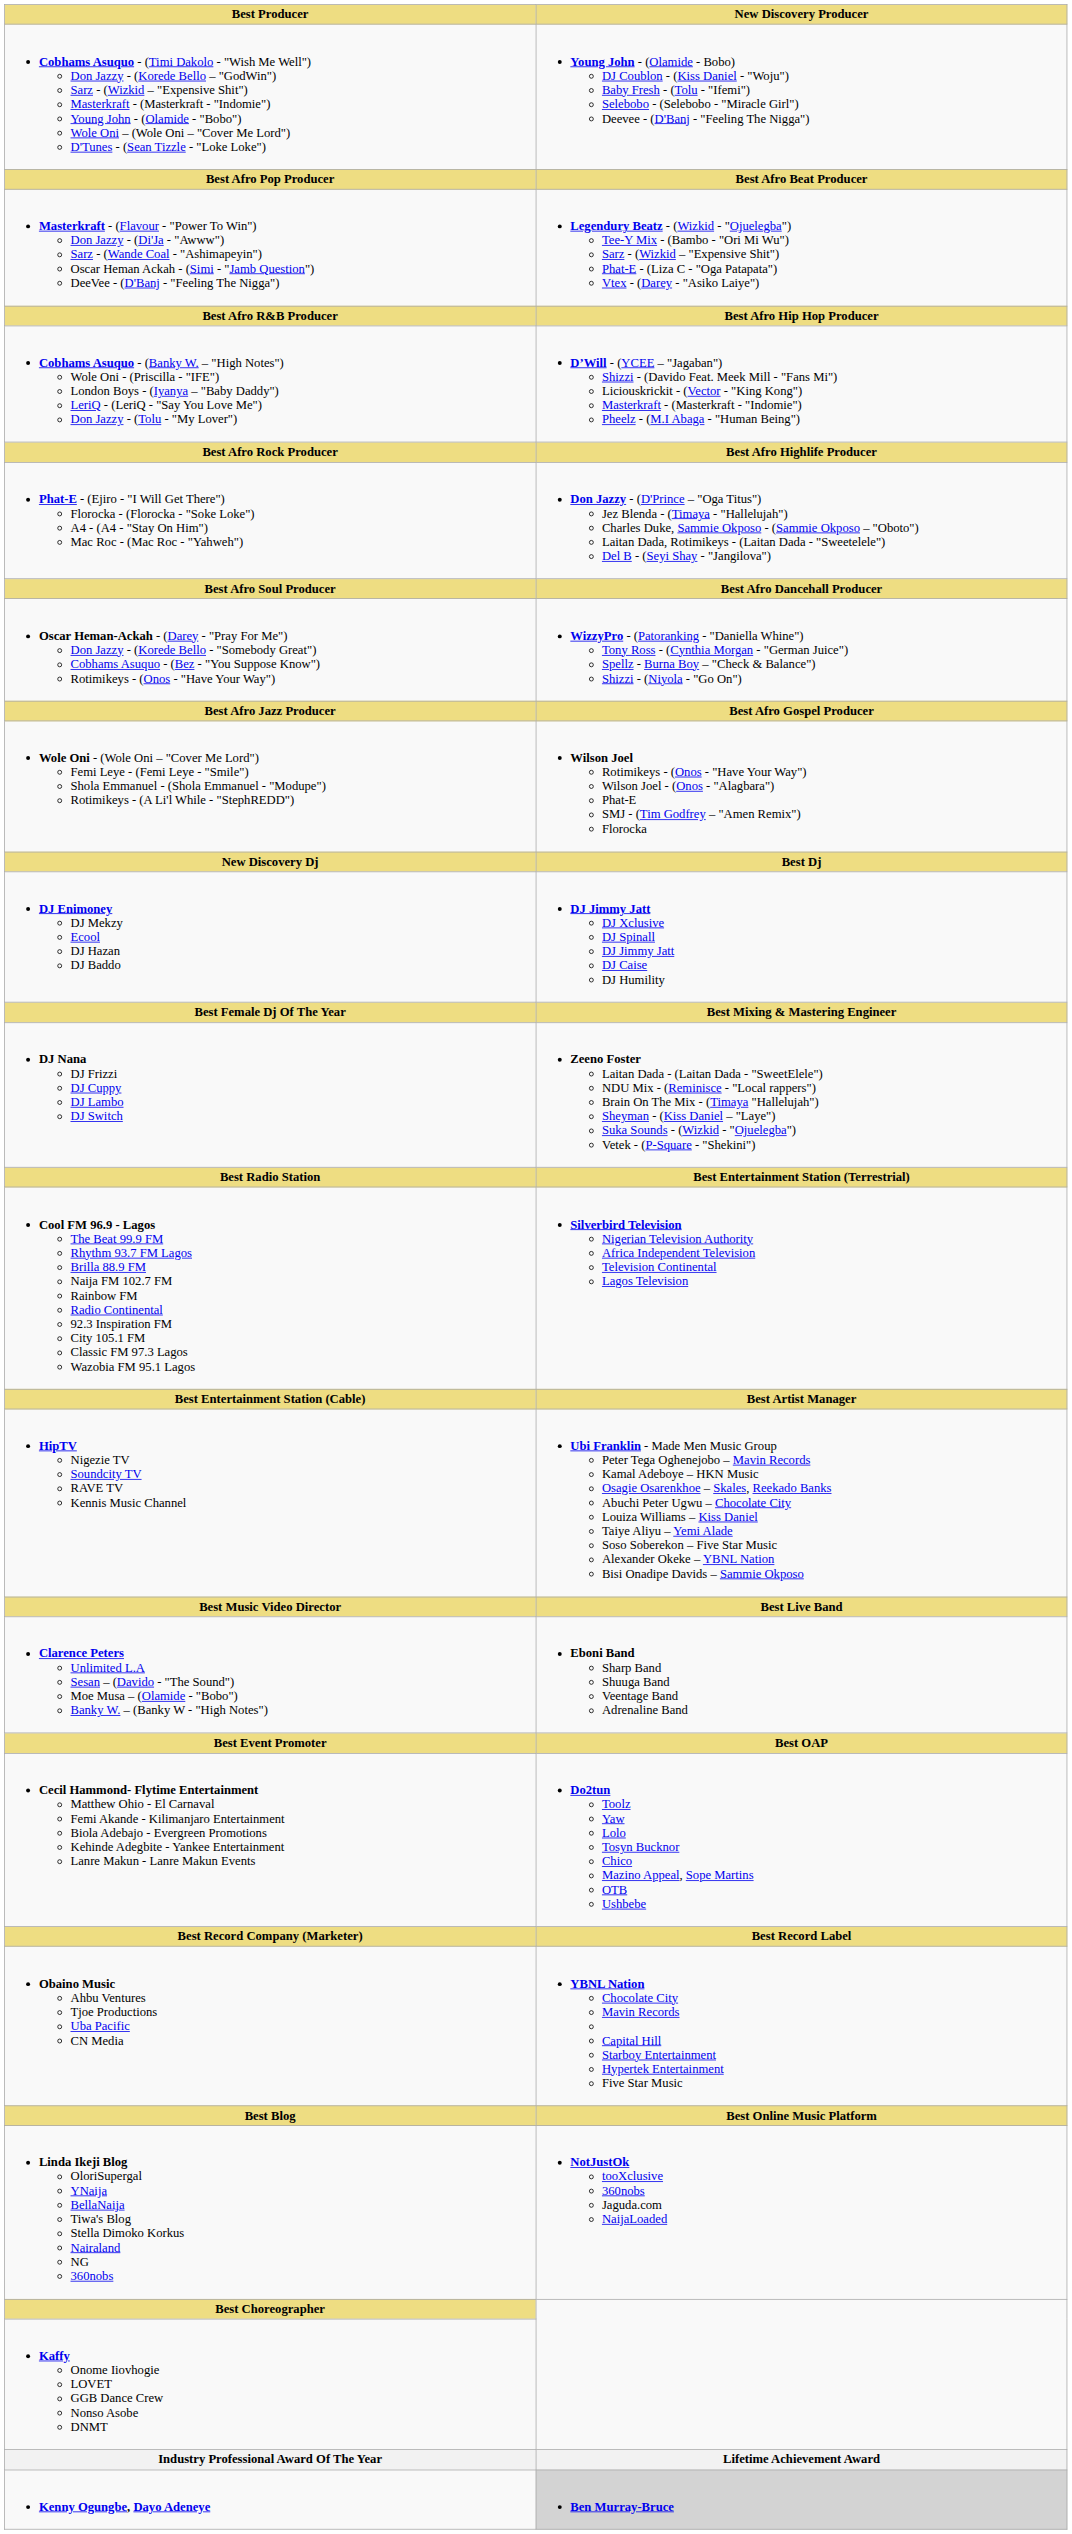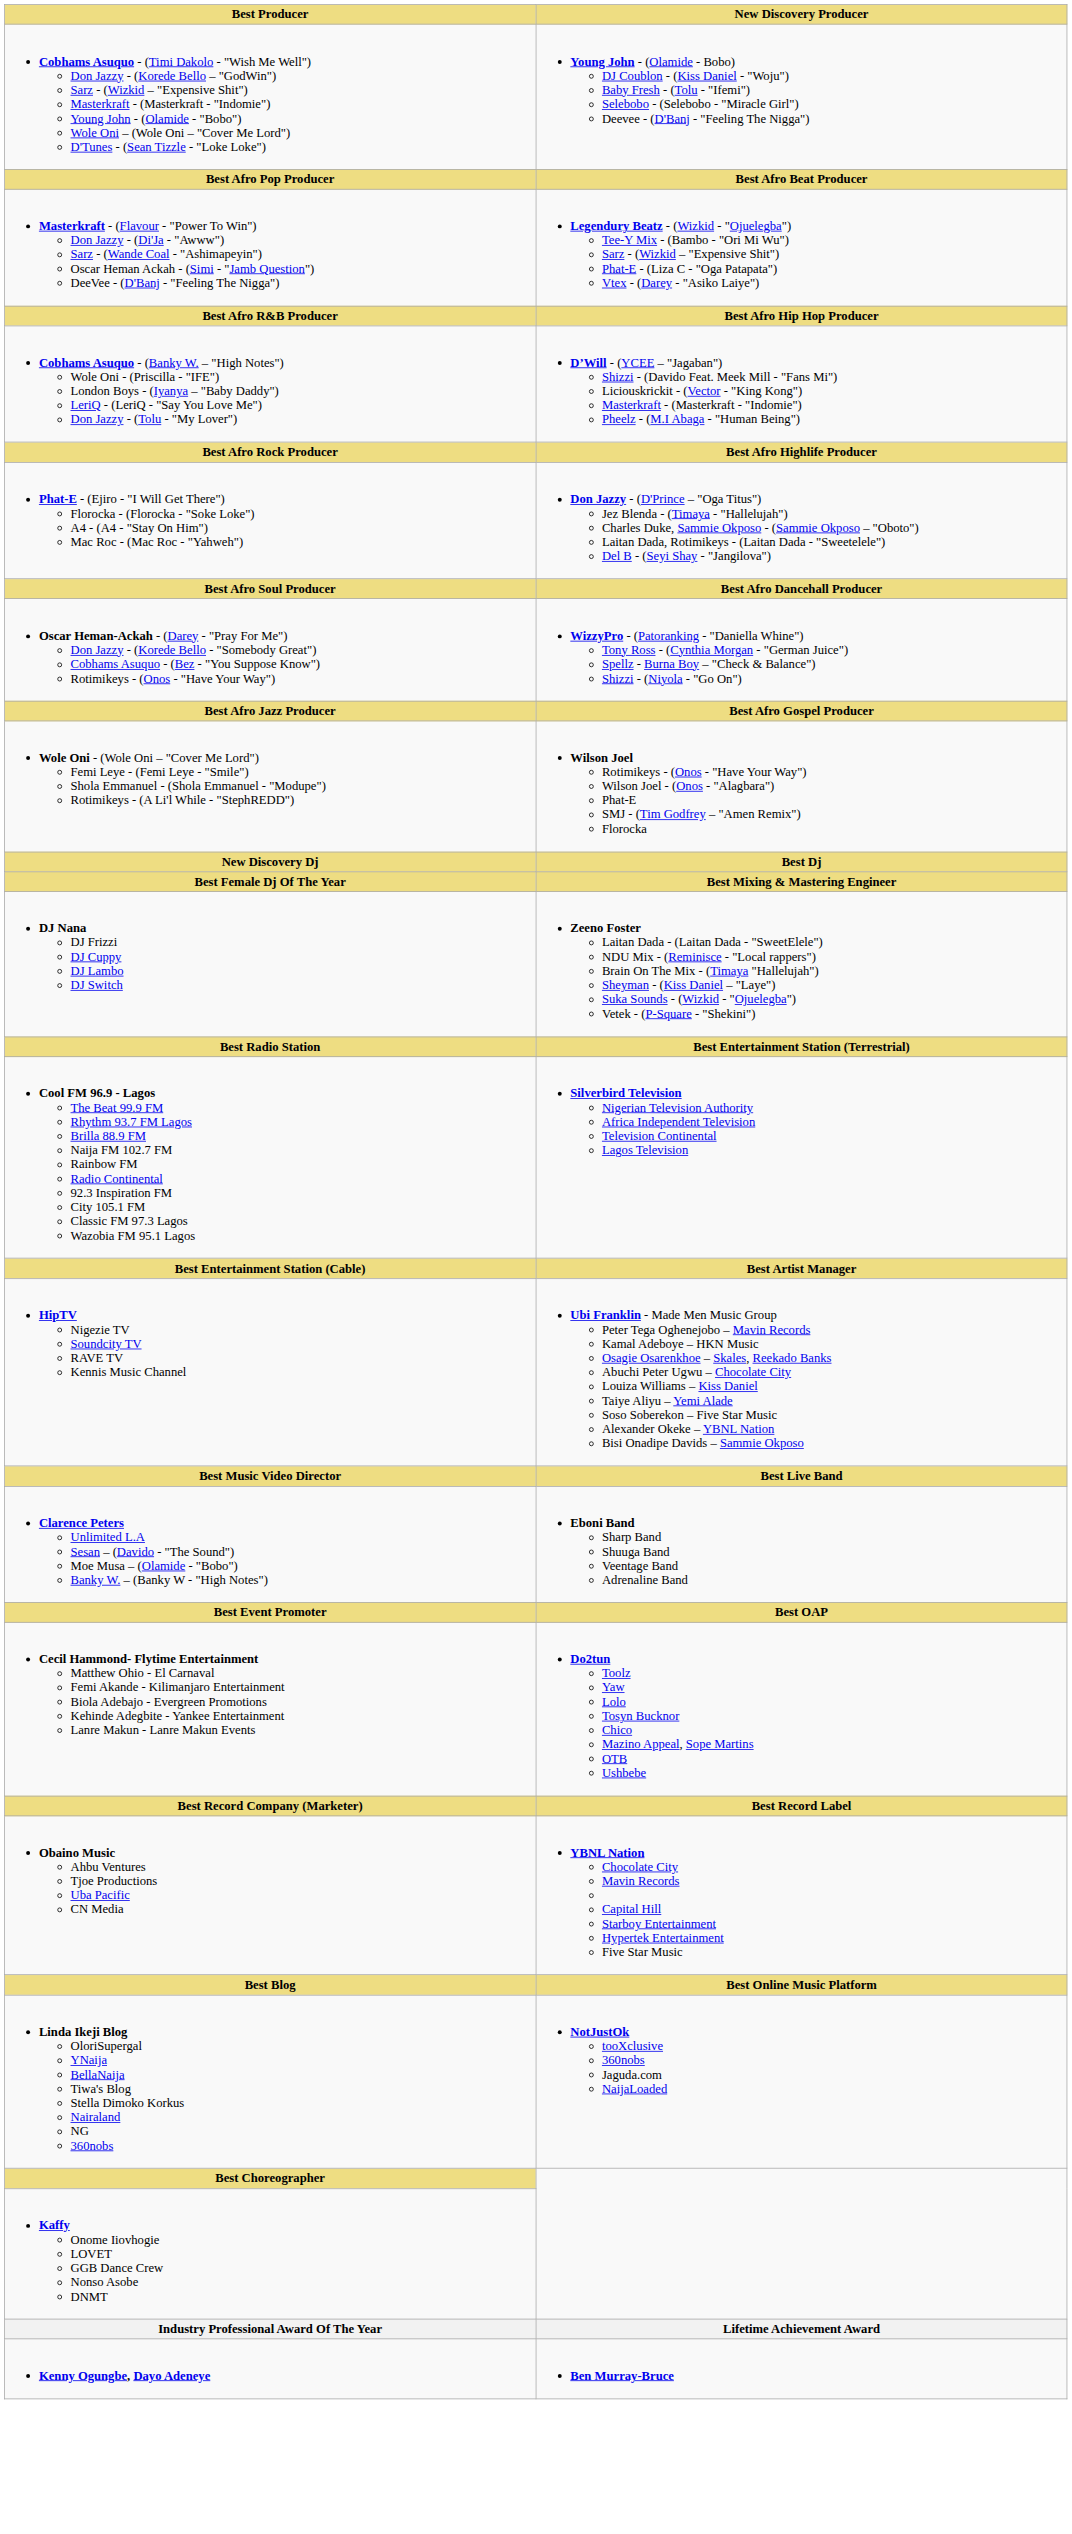- row: (270, 937)
(802, 2507) lightgrey background -> (802, 2376) no background
